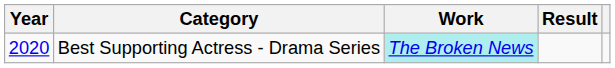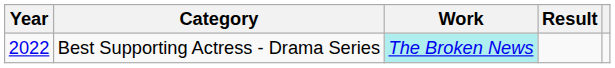(29, 47) 2020 -> (29, 47) 2022
